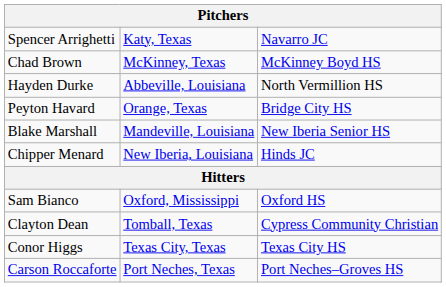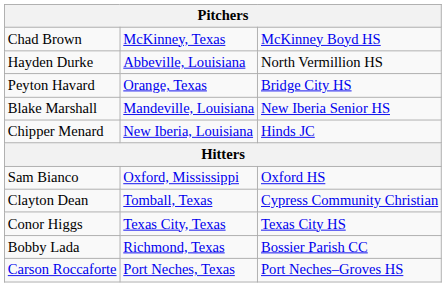- row: (61, 39)
+ row: (44, 246)
